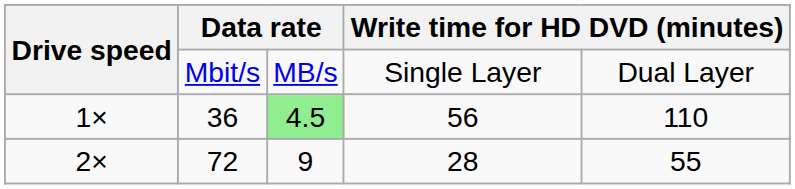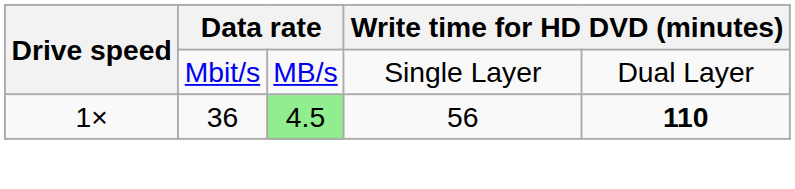(686, 117) normal -> (686, 117) bold
- row: (92, 162)
